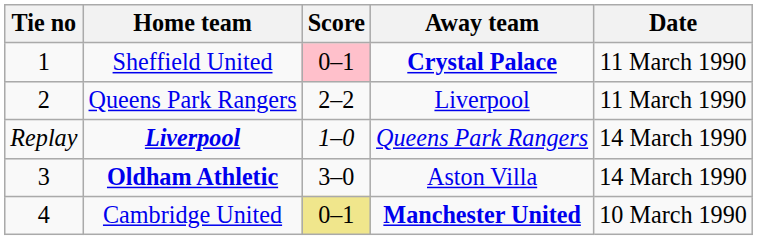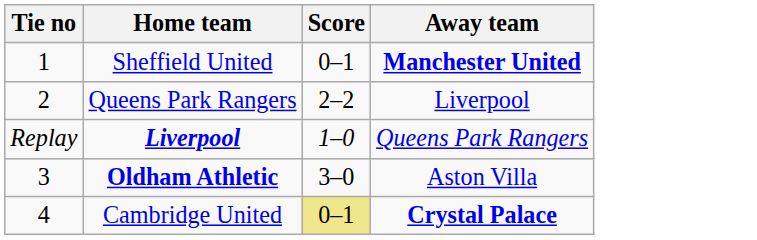- column: (673, 23)
(336, 61) pink background -> (336, 61) no background
(482, 61) Crystal Palace -> (482, 61) Manchester United
(482, 215) Manchester United -> (482, 215) Crystal Palace
